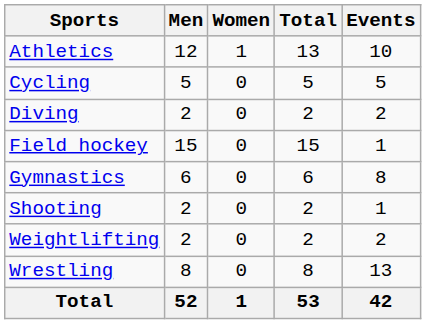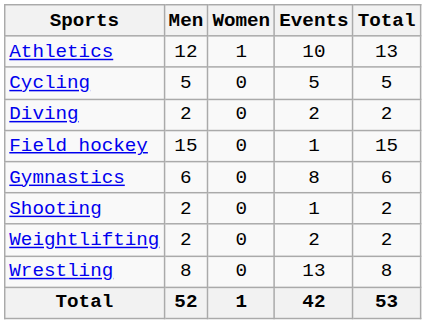columns swapped: (308, 20) <-> (381, 20)
